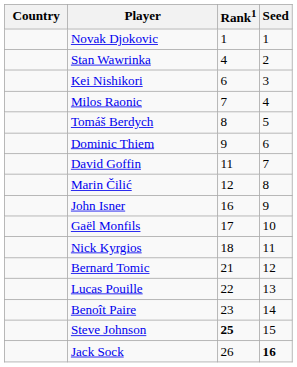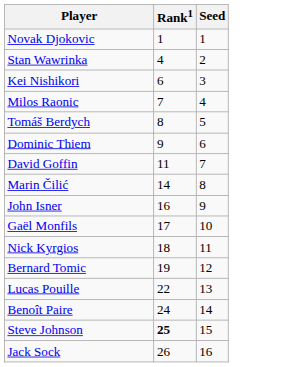- column: (36, 16)
(227, 184) 12 -> (164, 184) 14
(227, 268) 21 -> (164, 268) 19
(227, 309) 23 -> (164, 309) 24
(269, 351) bold -> (206, 351) normal
